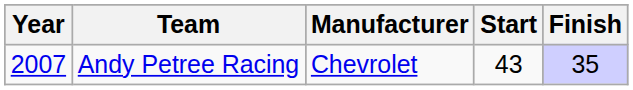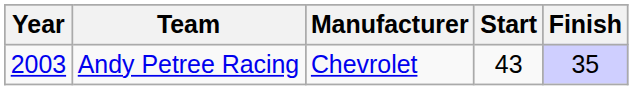(38, 64) 2007 -> (38, 64) 2003
